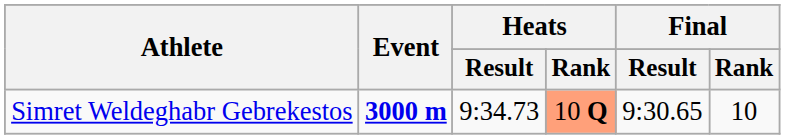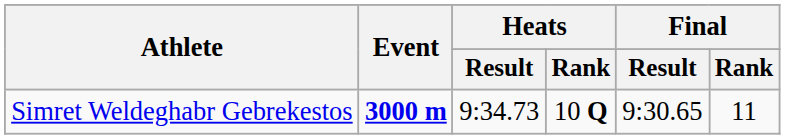(581, 111) lightsalmon background -> (581, 111) no background
(744, 111) 10 -> (744, 111) 11
